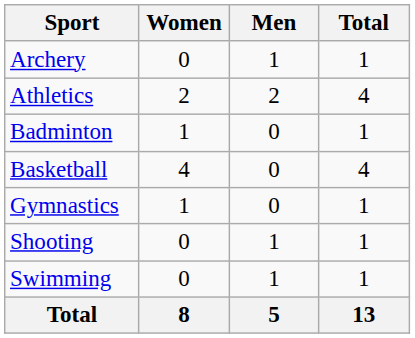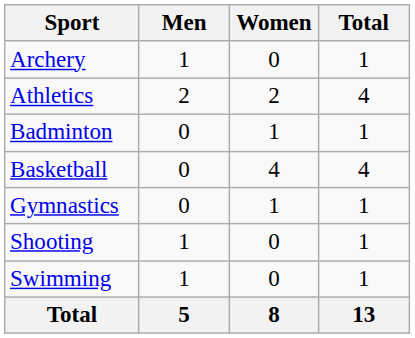columns swapped: (274, 22) <-> (184, 22)
